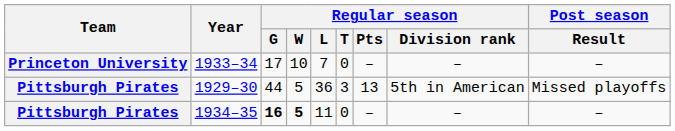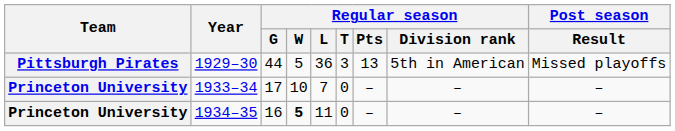rows swapped: (226, 89) <-> (226, 65)
(98, 114) Pittsburgh Pirates -> (98, 114) Princeton University
(274, 114) bold -> (274, 114) normal
